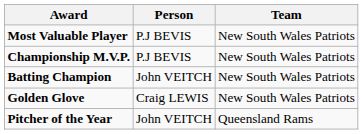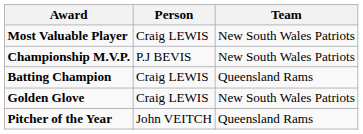(164, 35) P.J BEVIS -> (172, 35) Craig LEWIS
(174, 77) John VEITCH -> (172, 77) Craig LEWIS
(286, 77) New South Wales Patriots -> (266, 77) Queensland Rams
